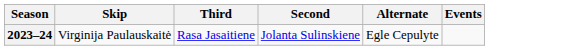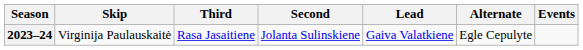+ column: (410, 14)
